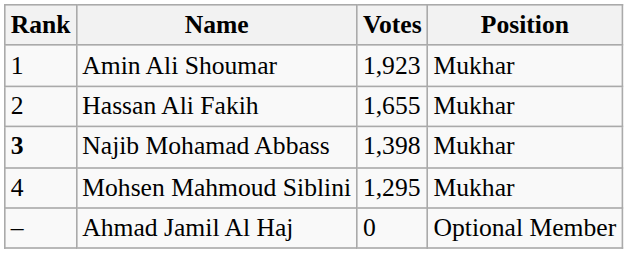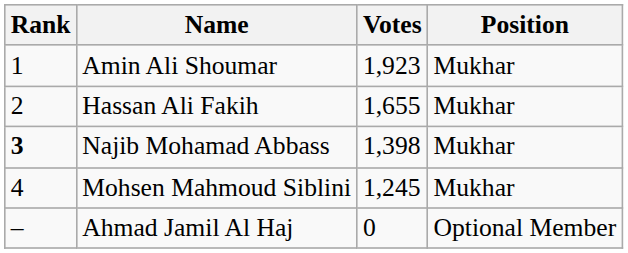(392, 187) 1,295 -> (392, 187) 1,245
